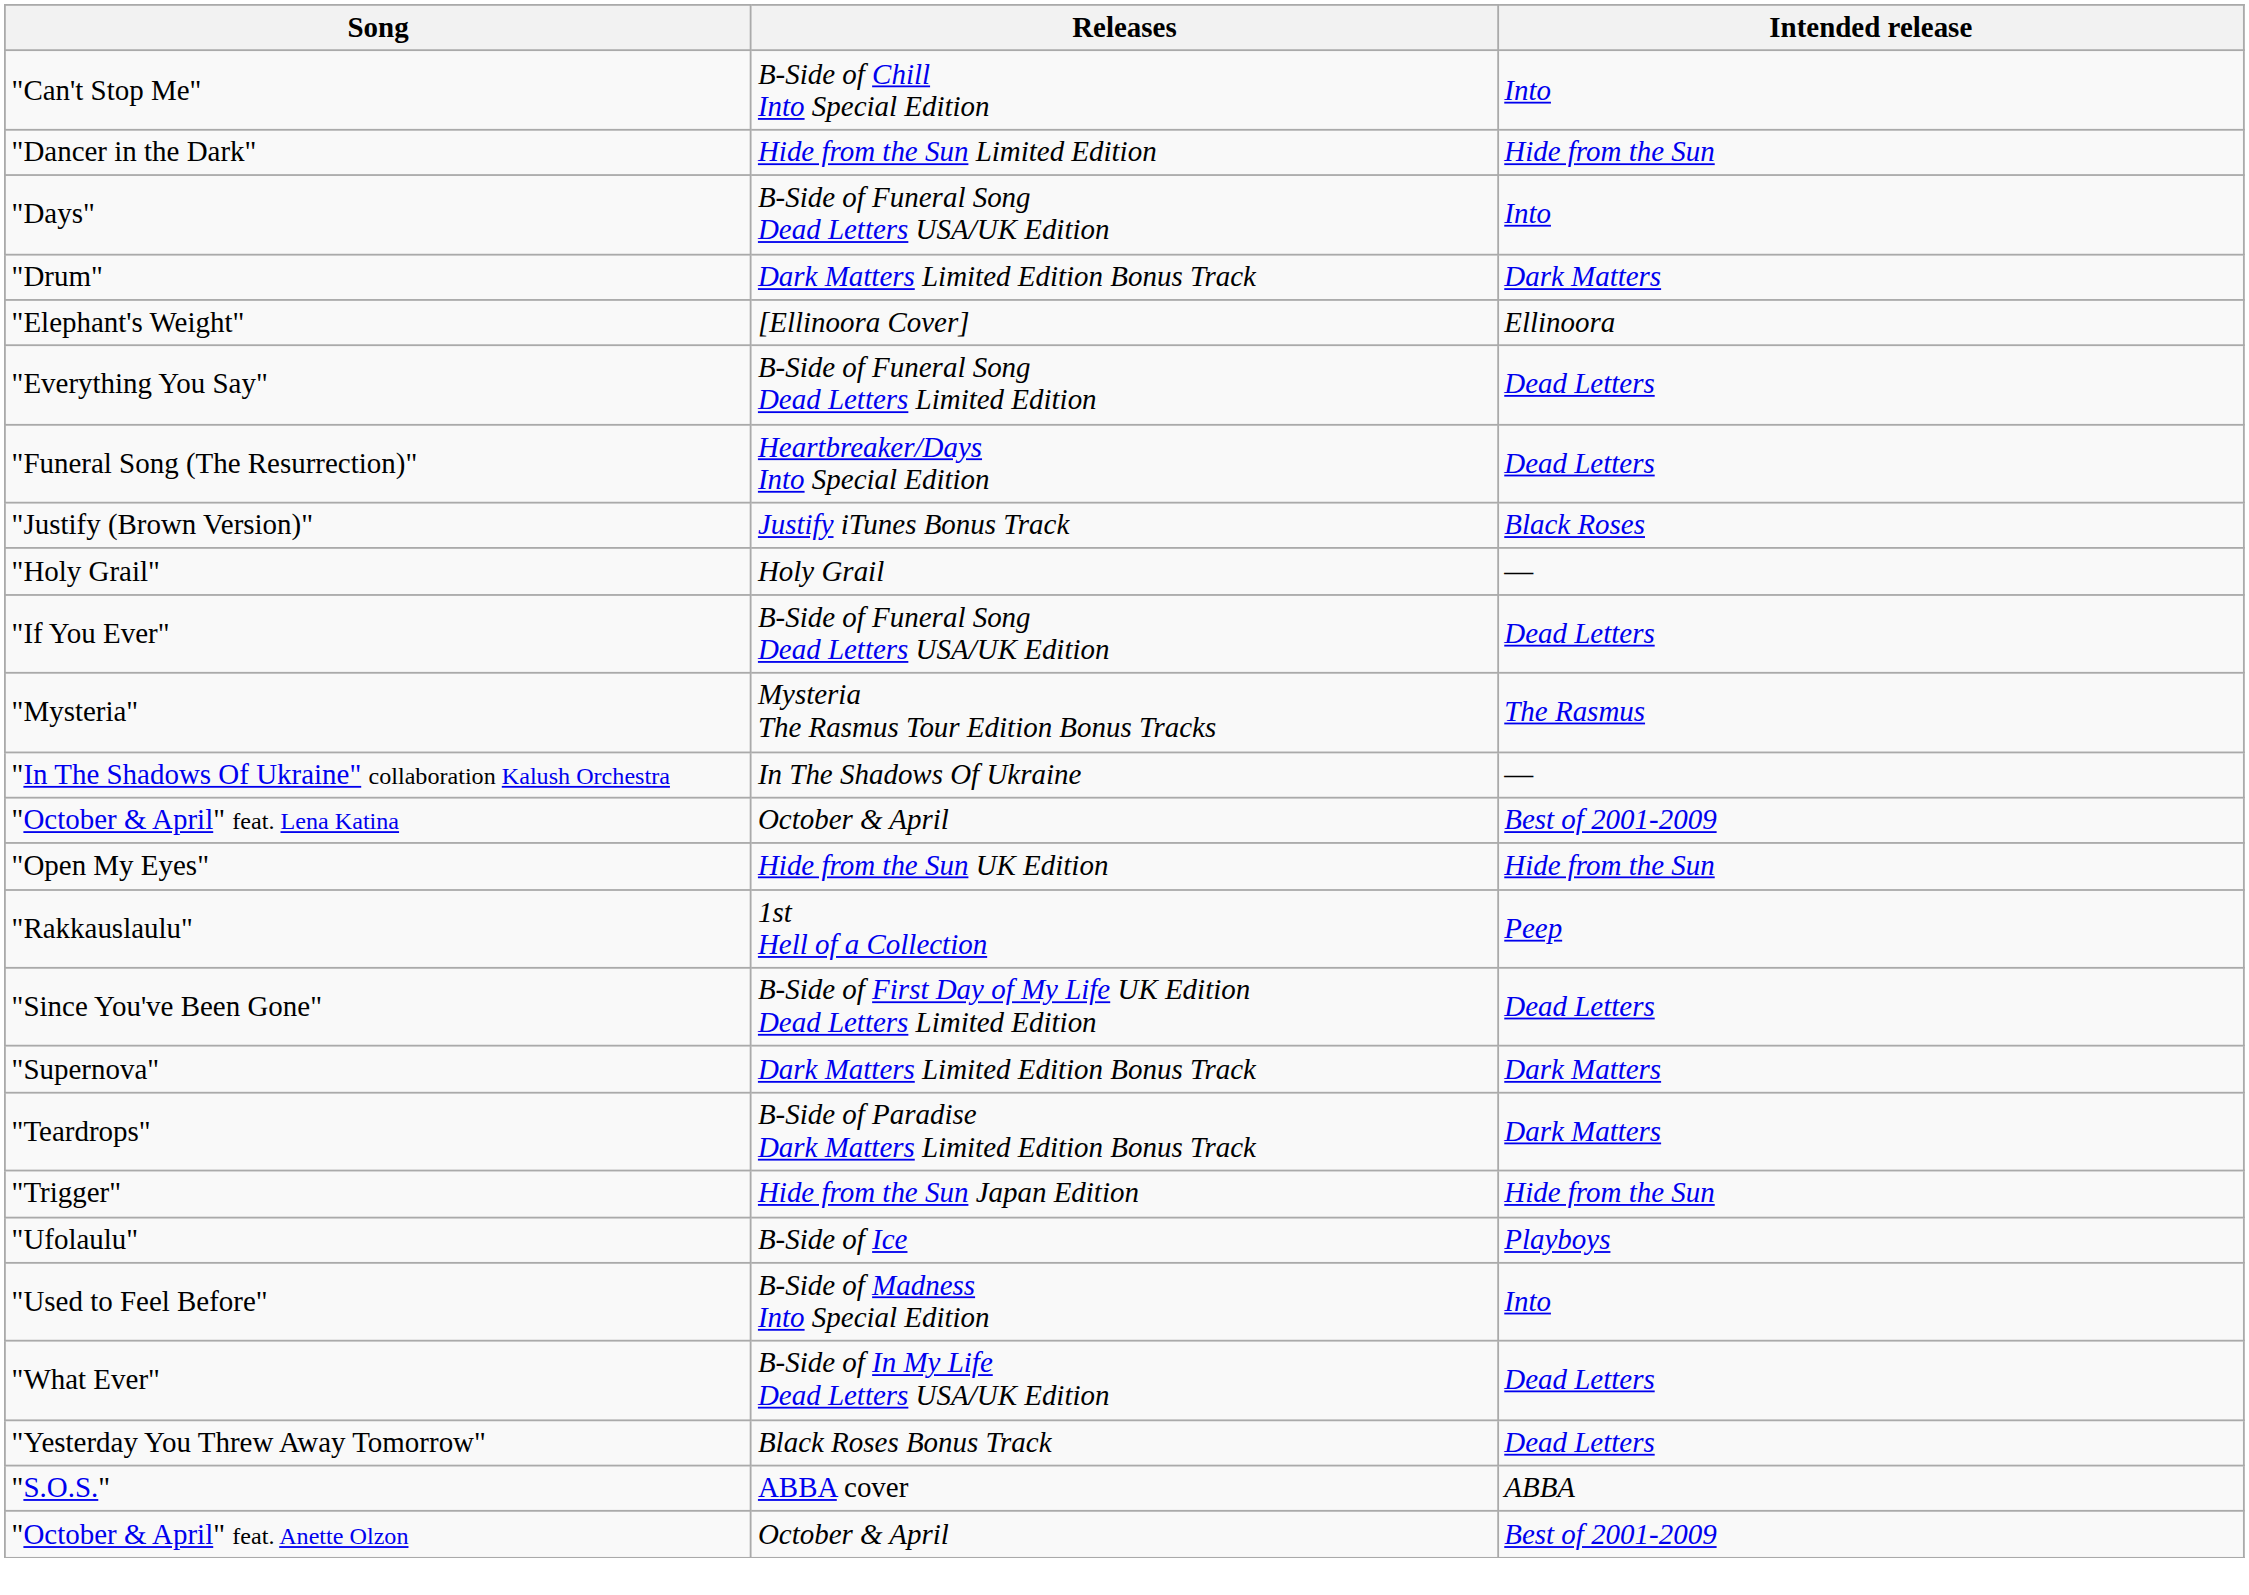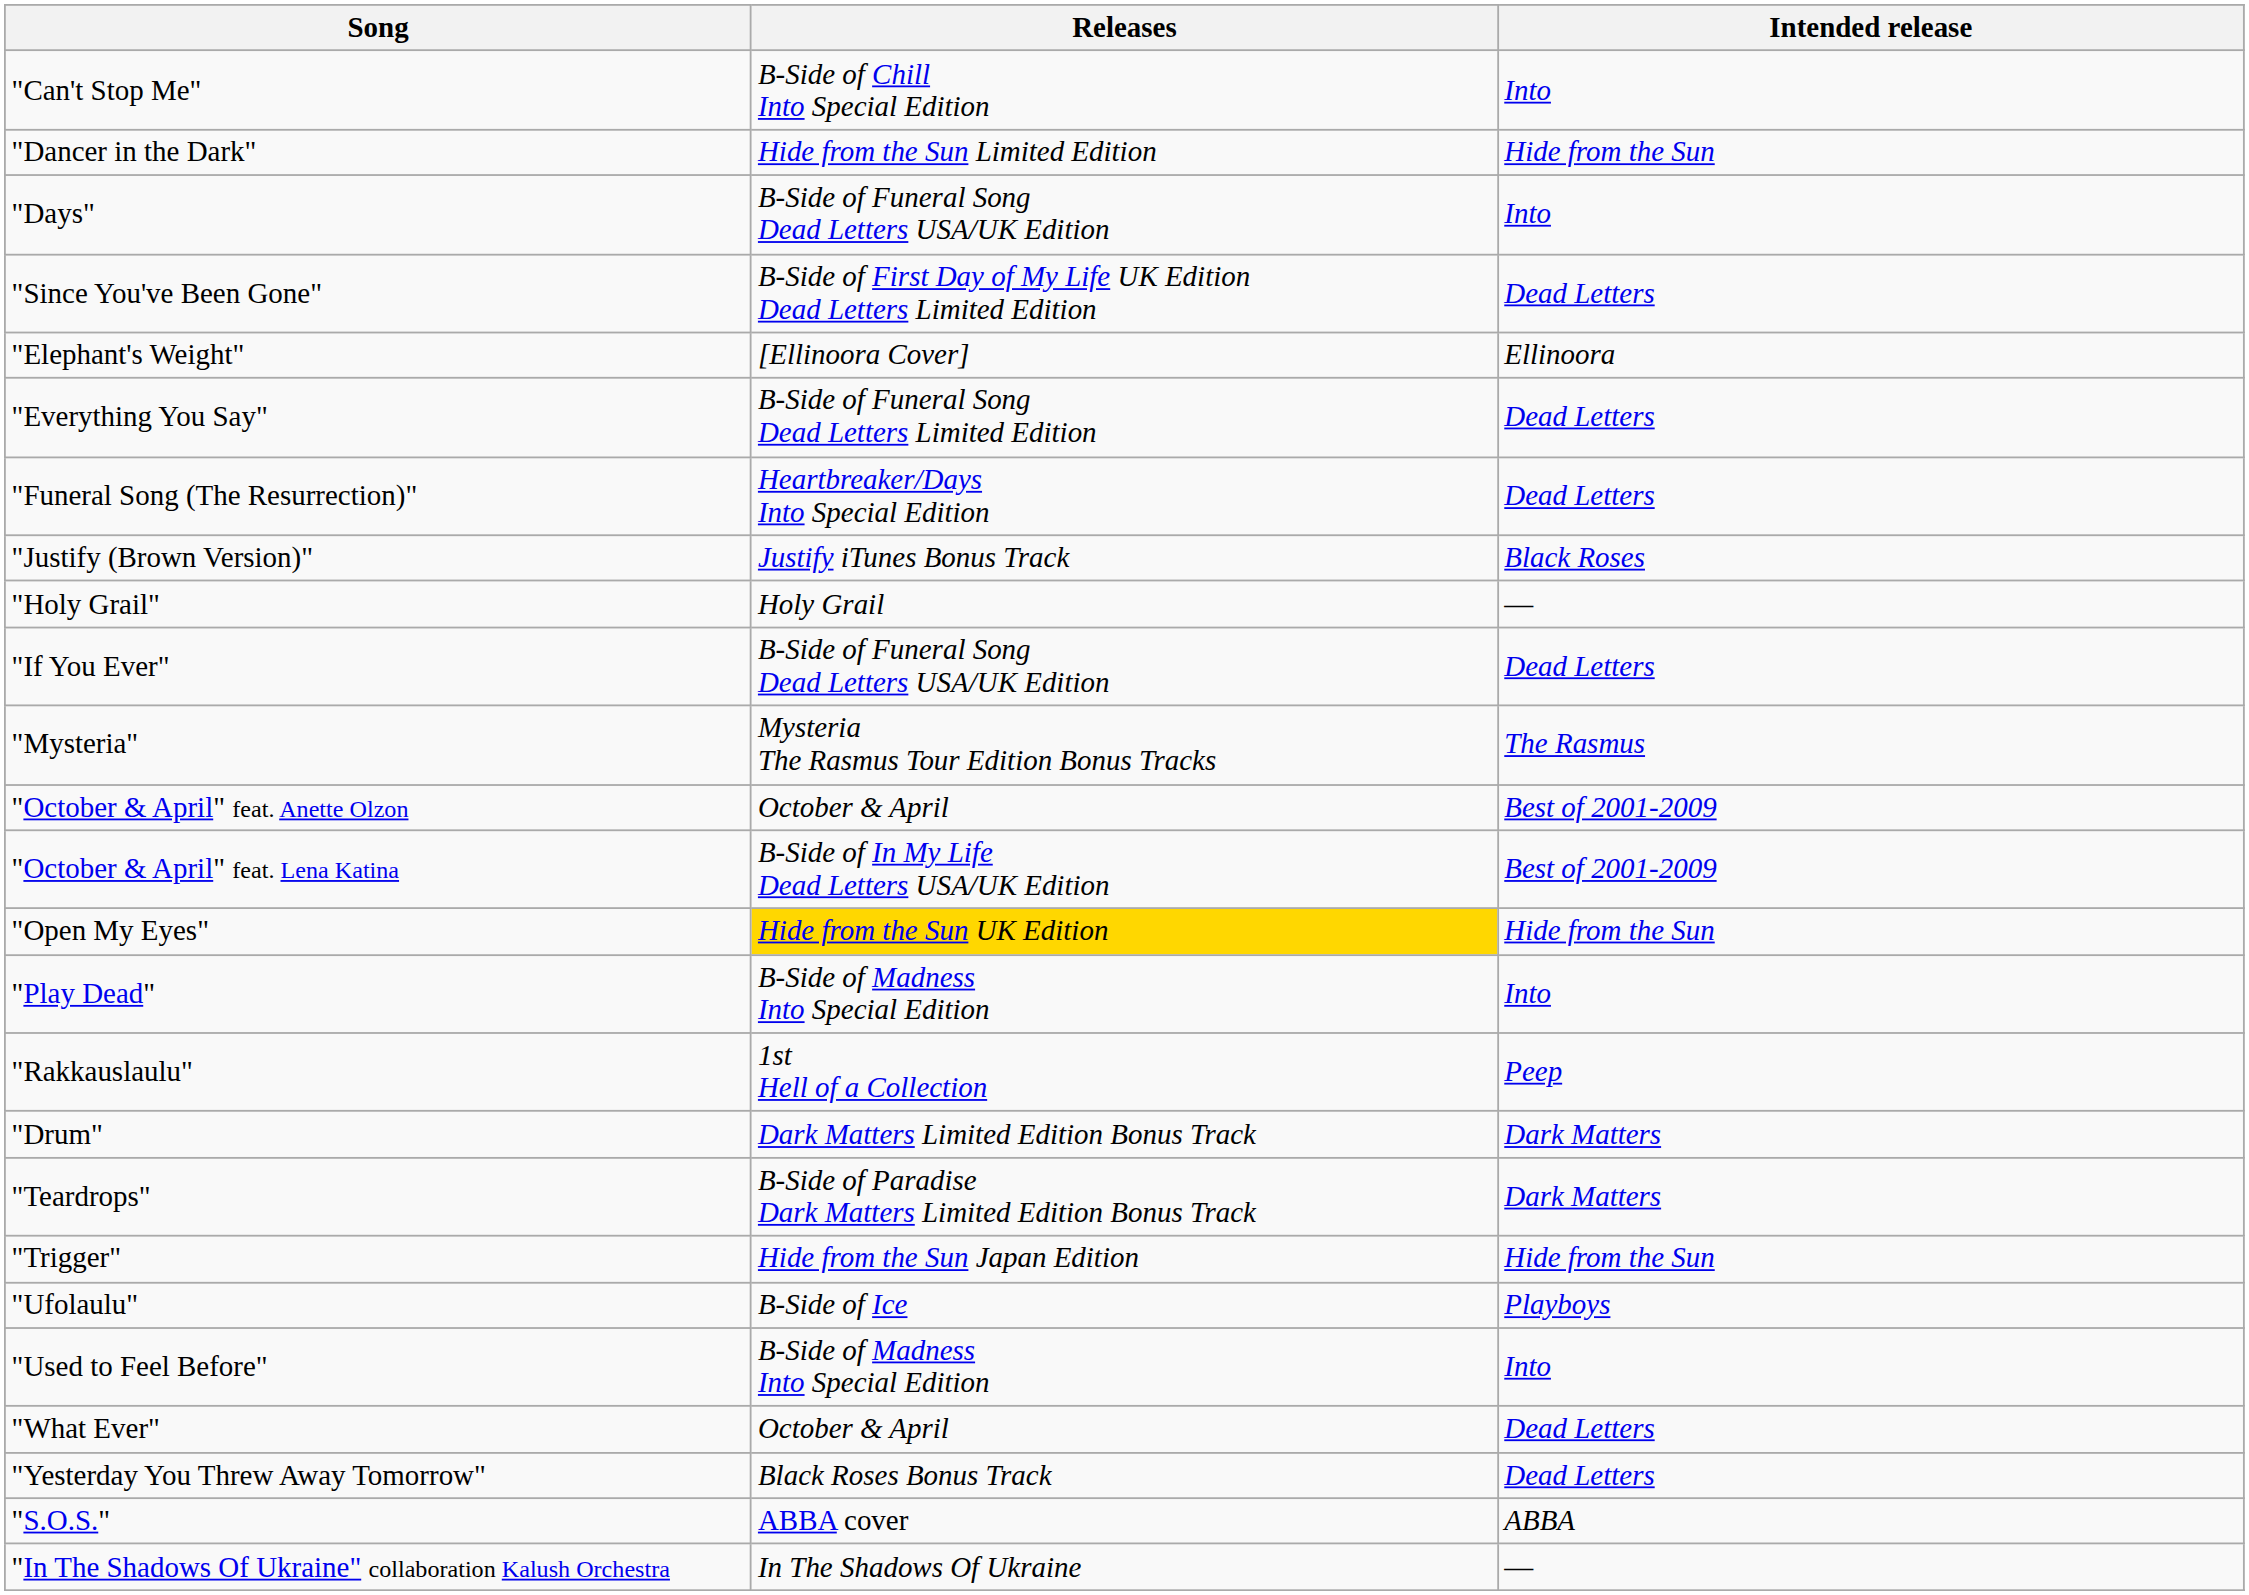rows swapped: (57, 276) <-> (167, 1006)
rows swapped: (210, 1534) <-> (341, 774)
(853, 820) October & April -> (934, 868) B-Side of In My Life Dead Letters USA/UK Edition
(933, 865) no background -> (933, 931) gold background
+ row: (83, 993)
- row: (85, 1068)
(934, 1379) B-Side of In My Life Dead Letters USA/UK Edition -> (853, 1428) October & April
